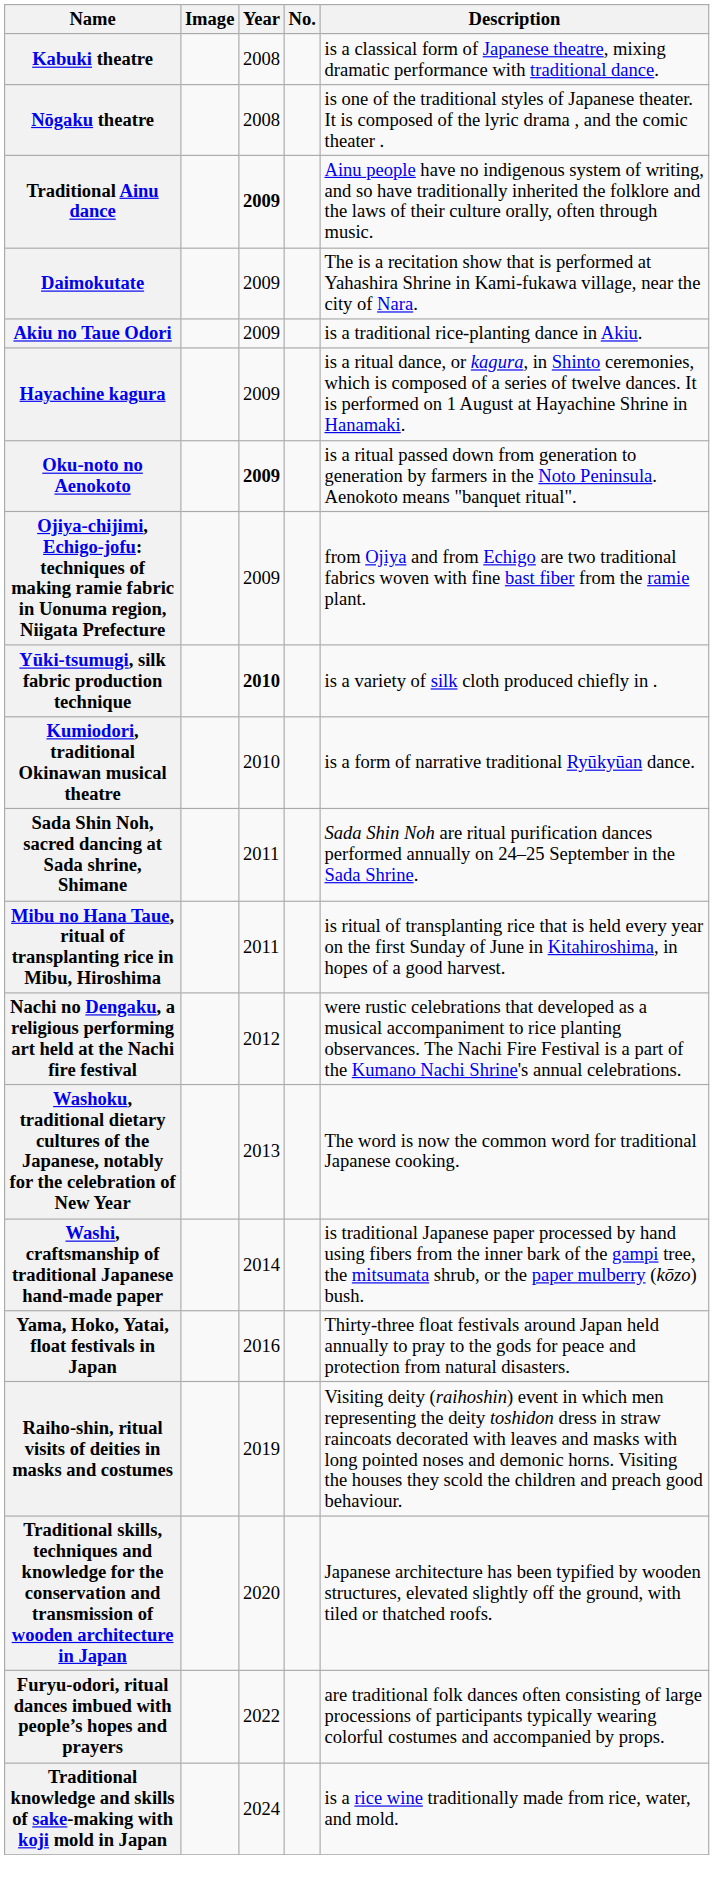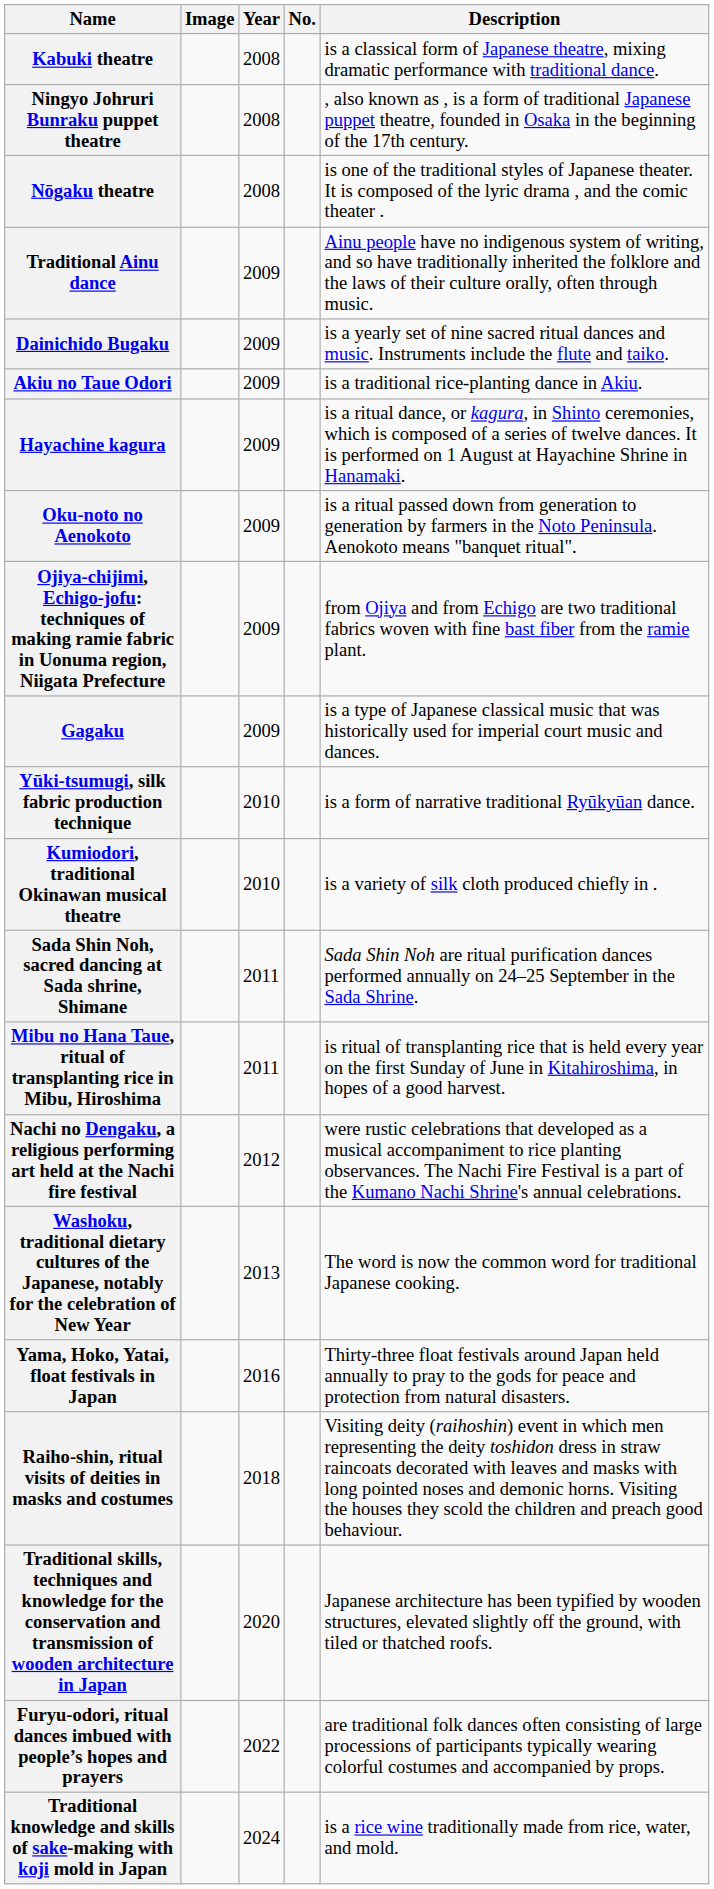+ row: (93, 119)
(261, 201) bold -> (261, 272) normal
- row: (93, 283)
+ row: (93, 343)
(261, 475) bold -> (261, 526) normal
+ row: (93, 731)
(261, 680) bold -> (261, 802) normal
(491, 680) is a variety of silk cloth produced chiefly in . -> (510, 802) is a form of narrative traditional Ryūkyūan dance.
(510, 762) is a form of narrative traditional Ryūkyūan dance. -> (491, 883) is a variety of silk cloth produced chiefly in .
- row: (93, 1264)
(261, 1448) 2019 -> (261, 1478) 2018
